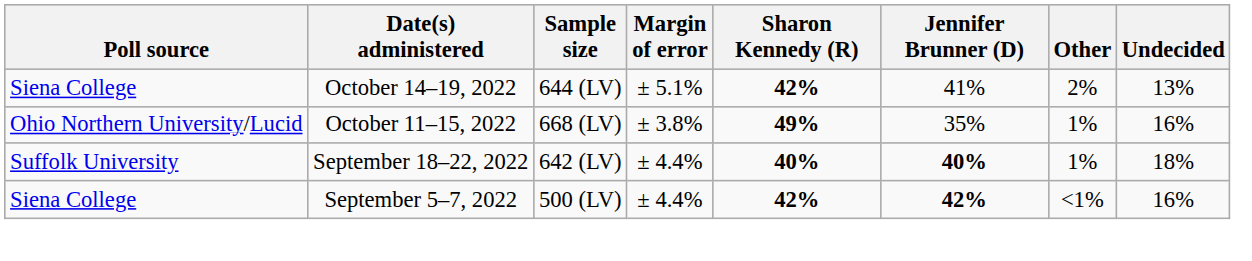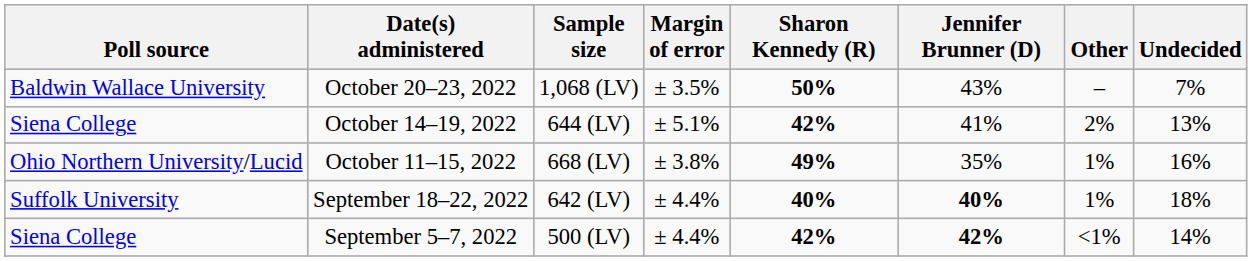+ row: (421, 87)
(1173, 199) 16% -> (1190, 236) 14%
